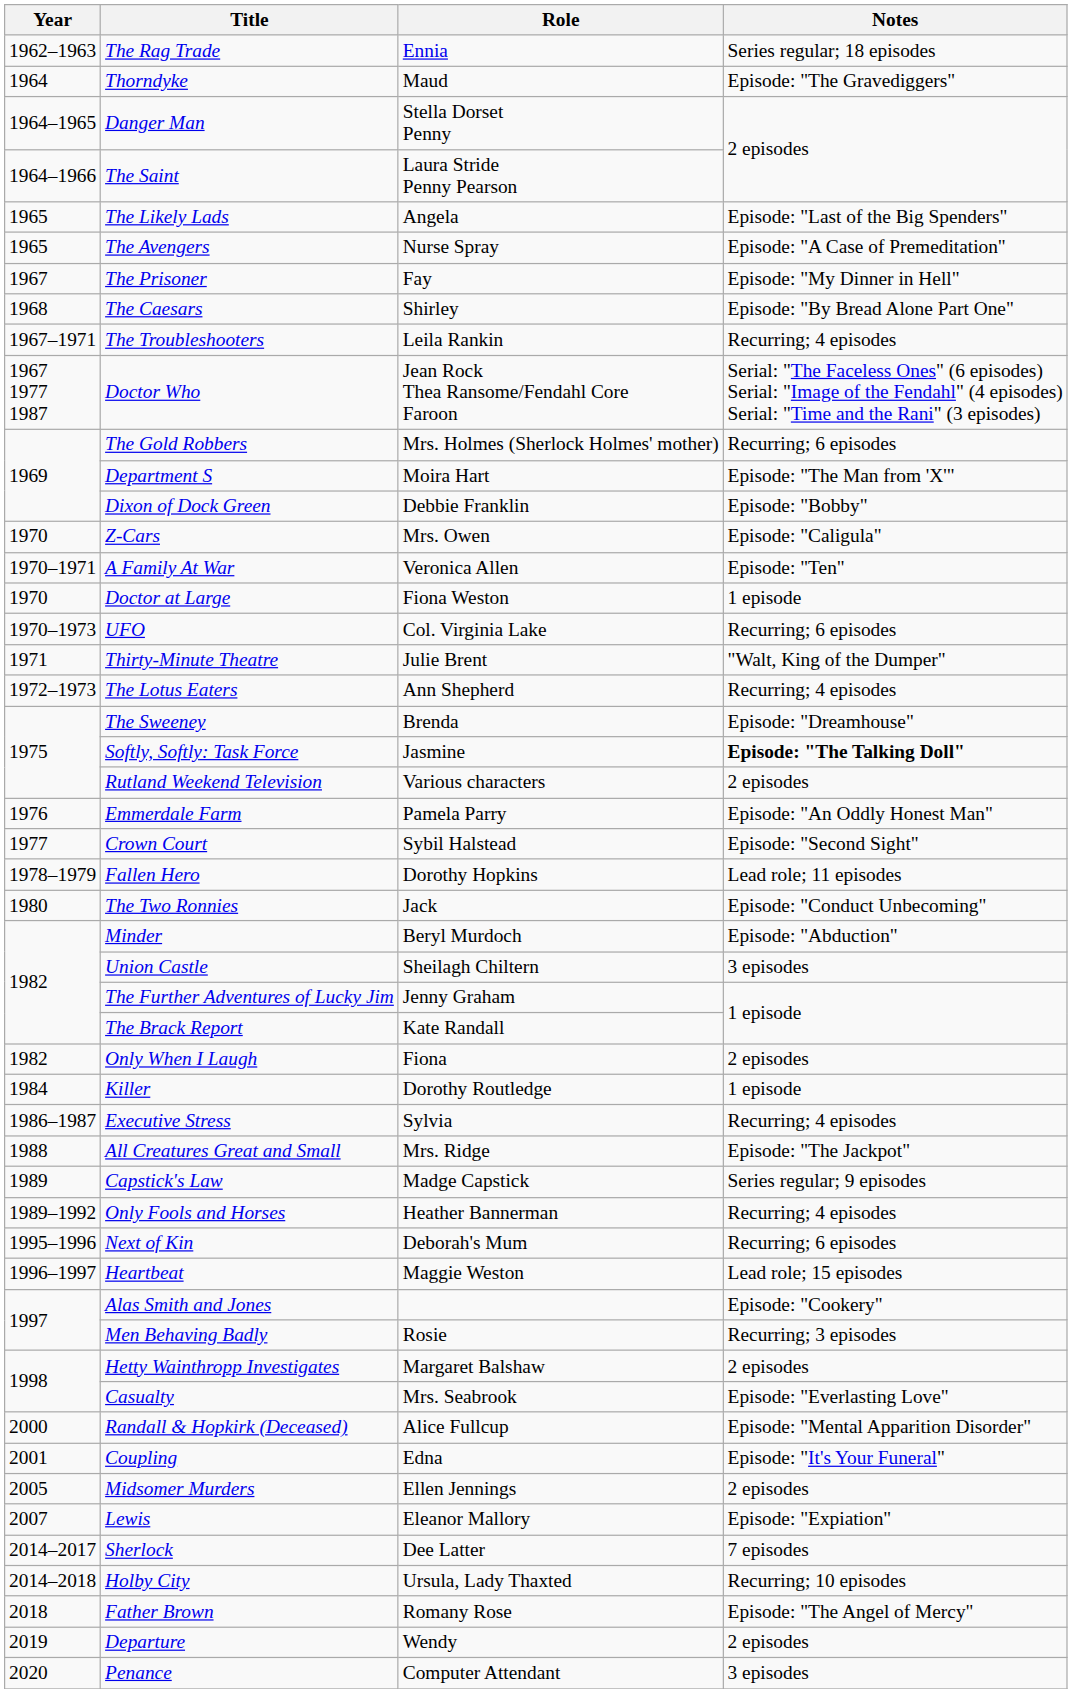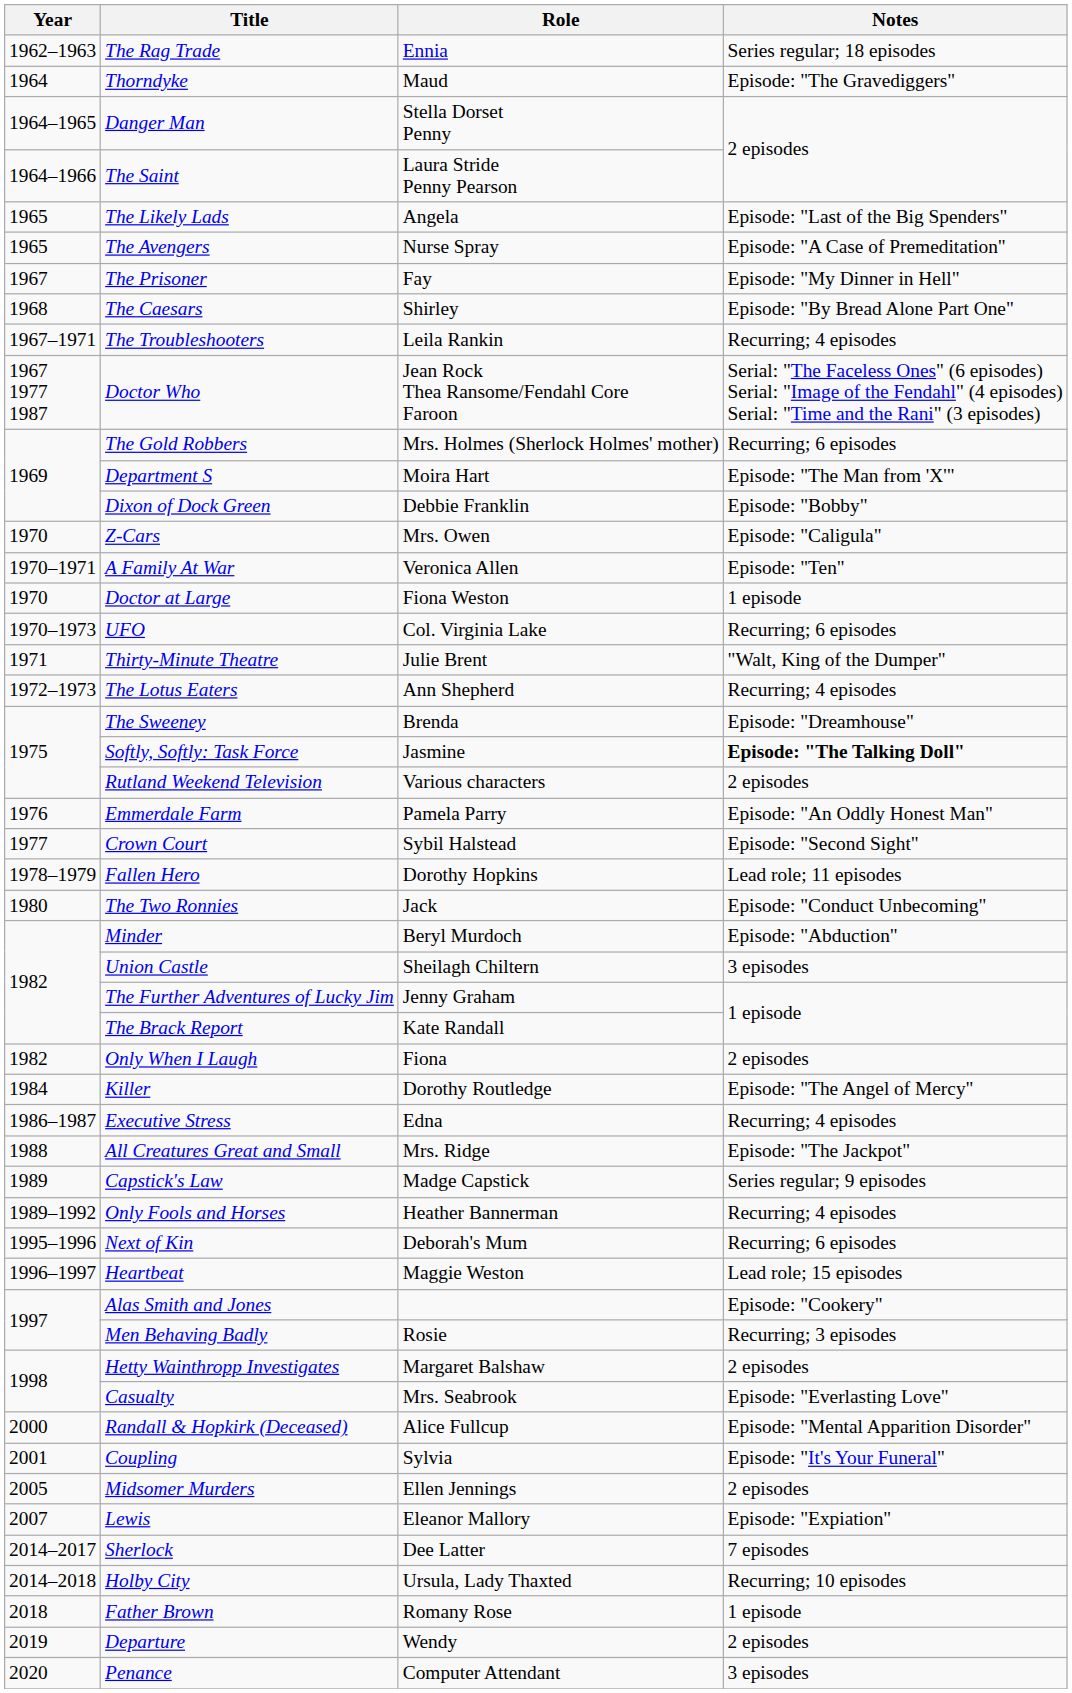(764, 1089) 1 episode -> (851, 1089) Episode: "The Angel of Mercy"
(428, 1120) Sylvia -> (423, 1120) Edna
(423, 1457) Edna -> (428, 1457) Sylvia
(851, 1611) Episode: "The Angel of Mercy" -> (764, 1611) 1 episode
